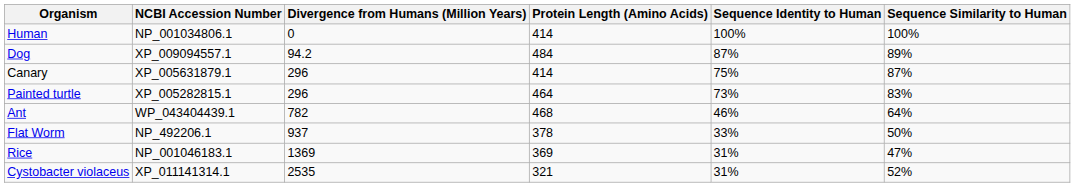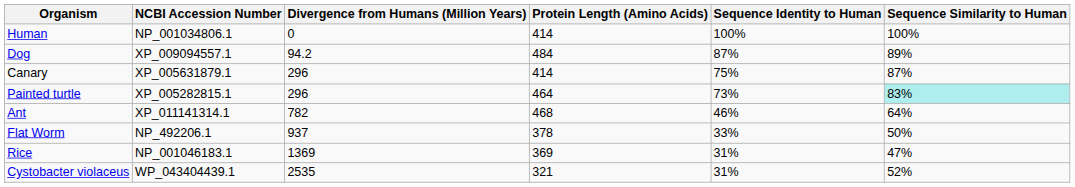(900, 93) no background -> (900, 93) paleturquoise background
(185, 113) WP_043404439.1 -> (182, 113) XP_011141314.1
(182, 172) XP_011141314.1 -> (185, 172) WP_043404439.1
